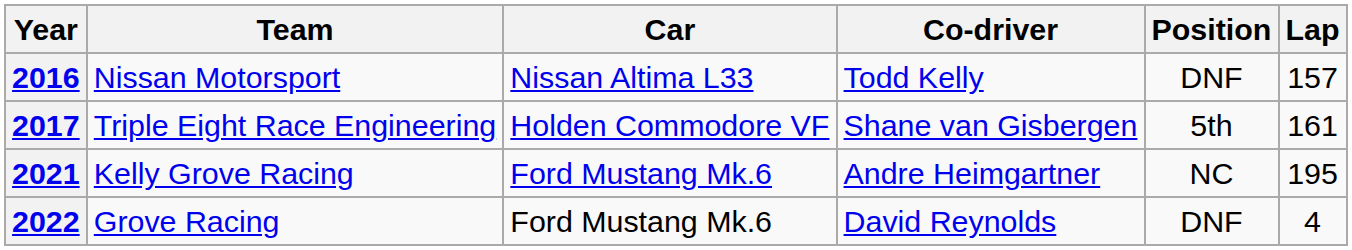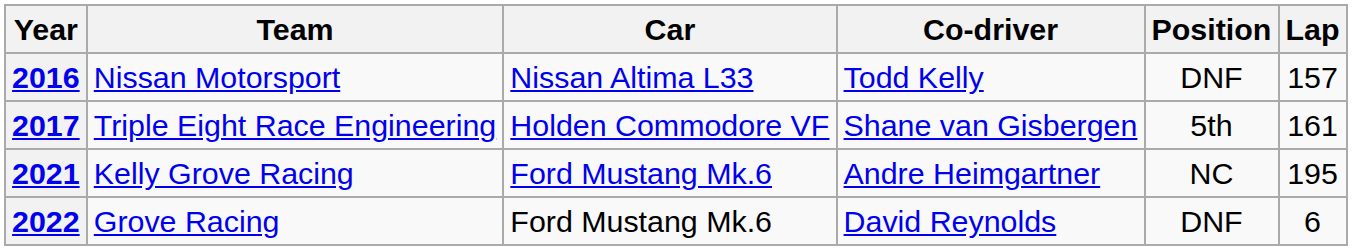(1312, 222) 4 -> (1312, 222) 6
